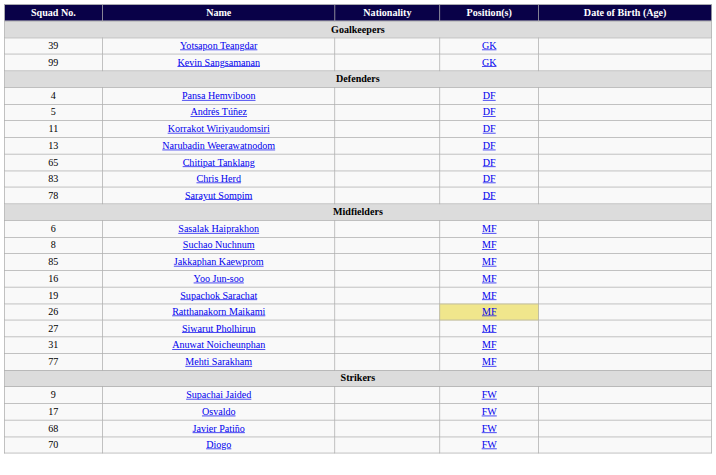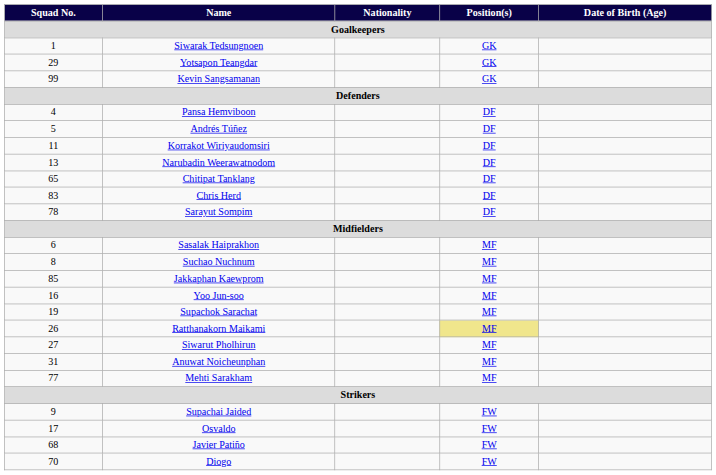+ row: (219, 46)
(53, 46) 39 -> (53, 63) 29
